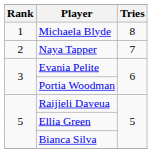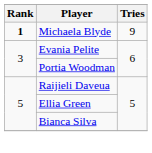(20, 31) normal -> (20, 31) bold
(132, 31) 8 -> (132, 31) 9
- row: (68, 49)
